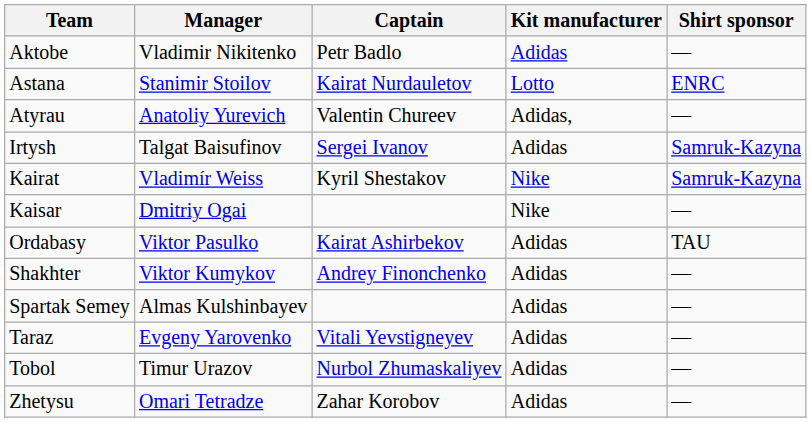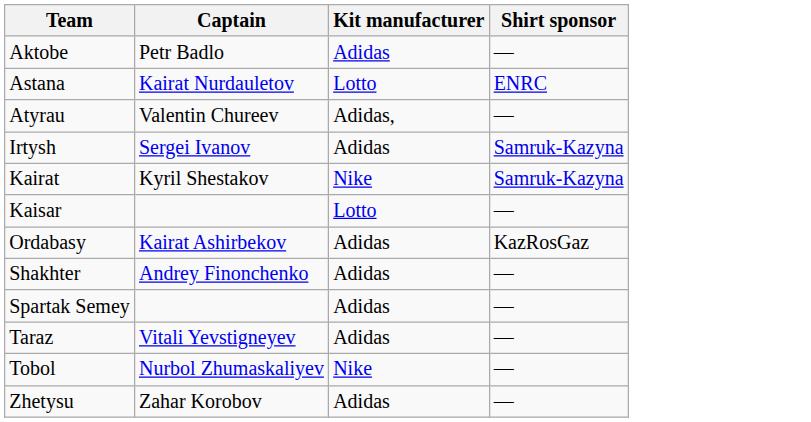- column: (223, 20)
(530, 210) Nike -> (355, 210) Lotto
(691, 242) TAU -> (541, 242) KazRosGaz
(539, 369) Adidas -> (353, 369) Nike
